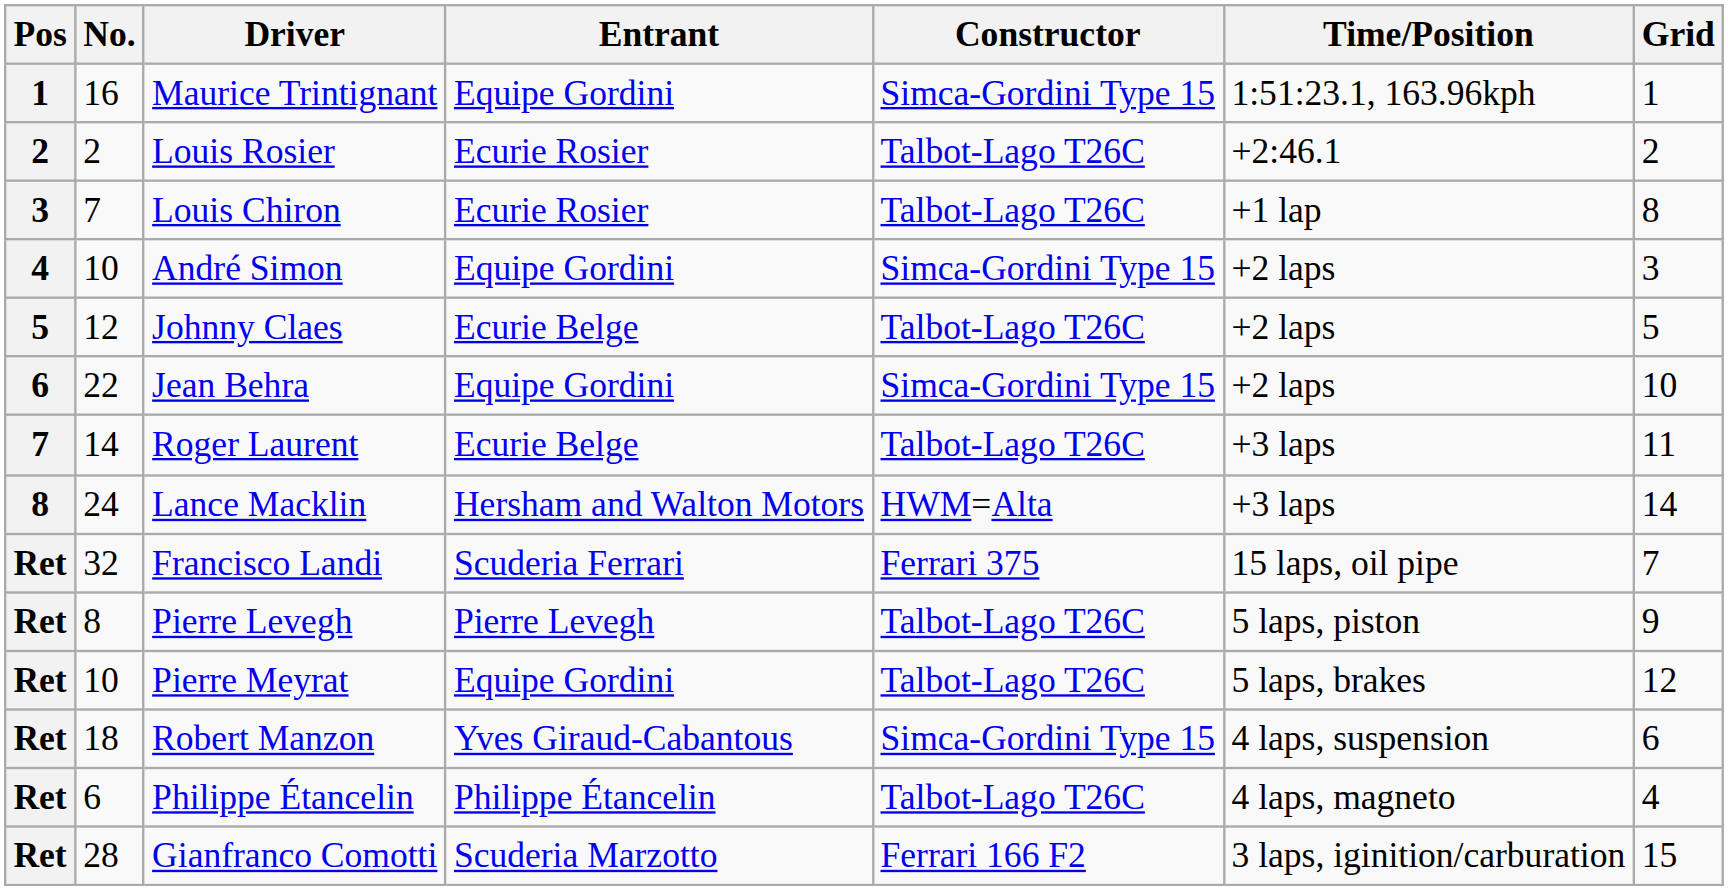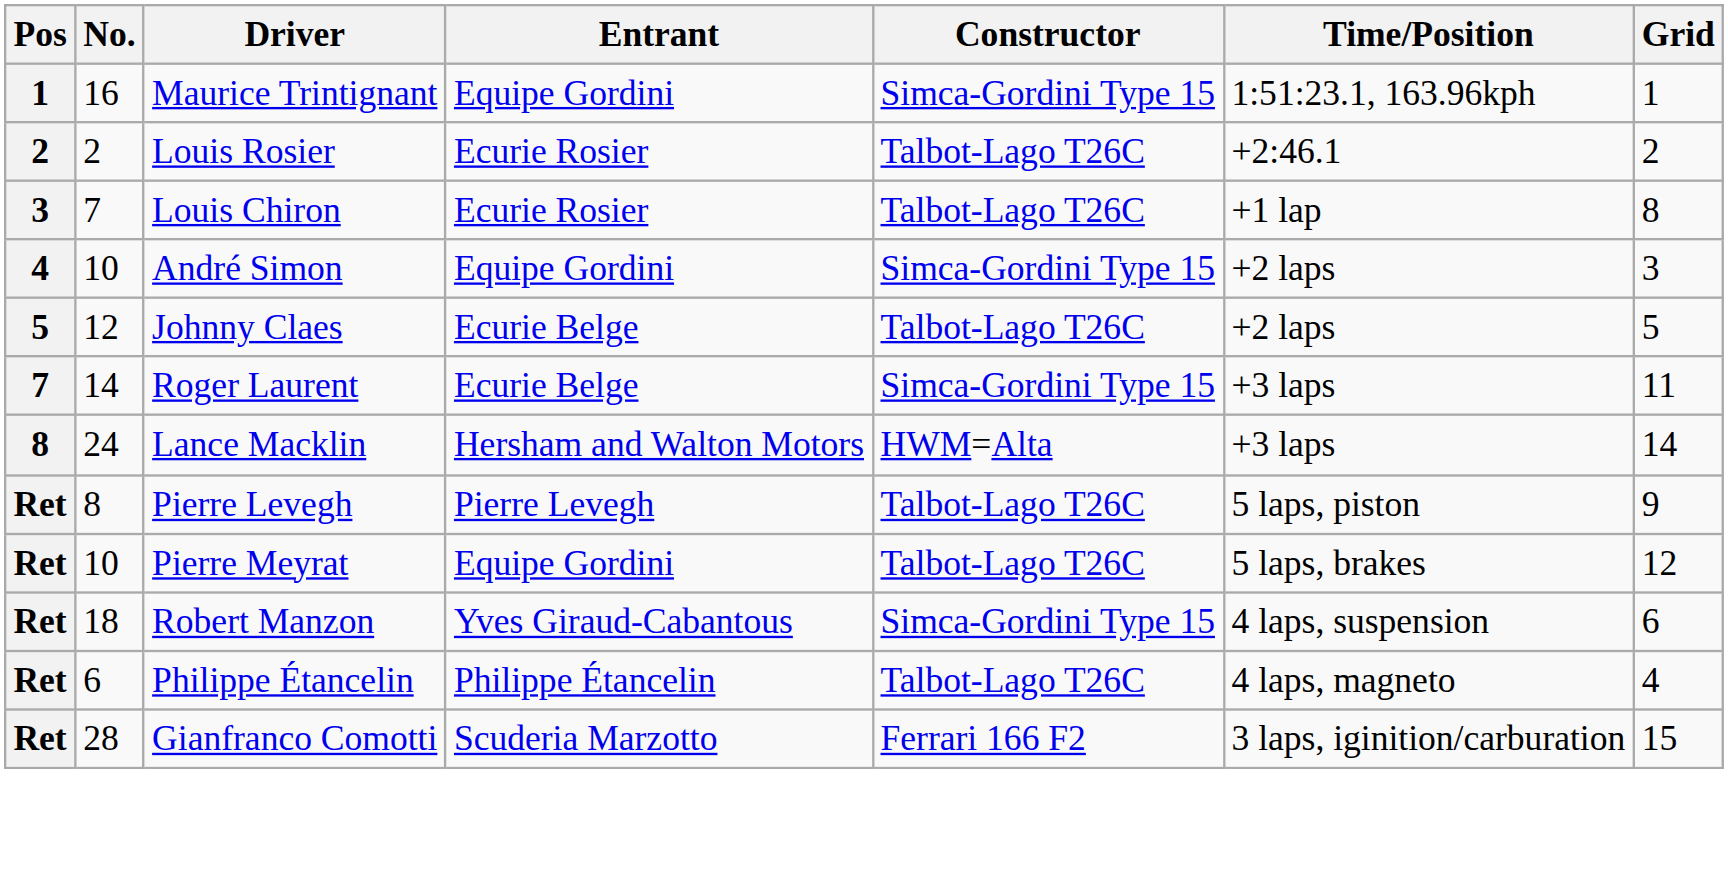- row: (231, 385)
(1013, 444) Talbot-Lago T26C -> (1048, 385) Simca-Gordini Type 15
- row: (267, 561)
